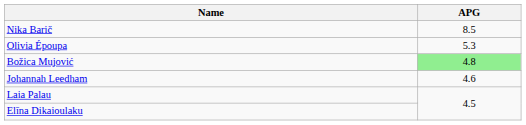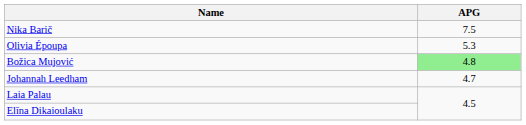(469, 29) 8.5 -> (469, 29) 7.5
(469, 78) 4.6 -> (469, 78) 4.7
